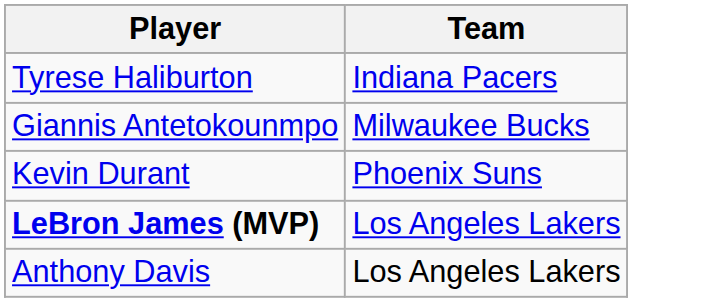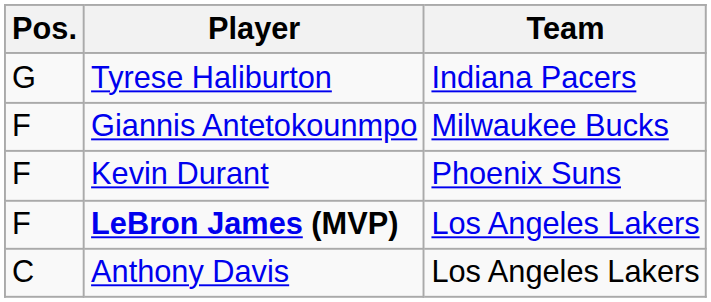+ column: (44, 28)
